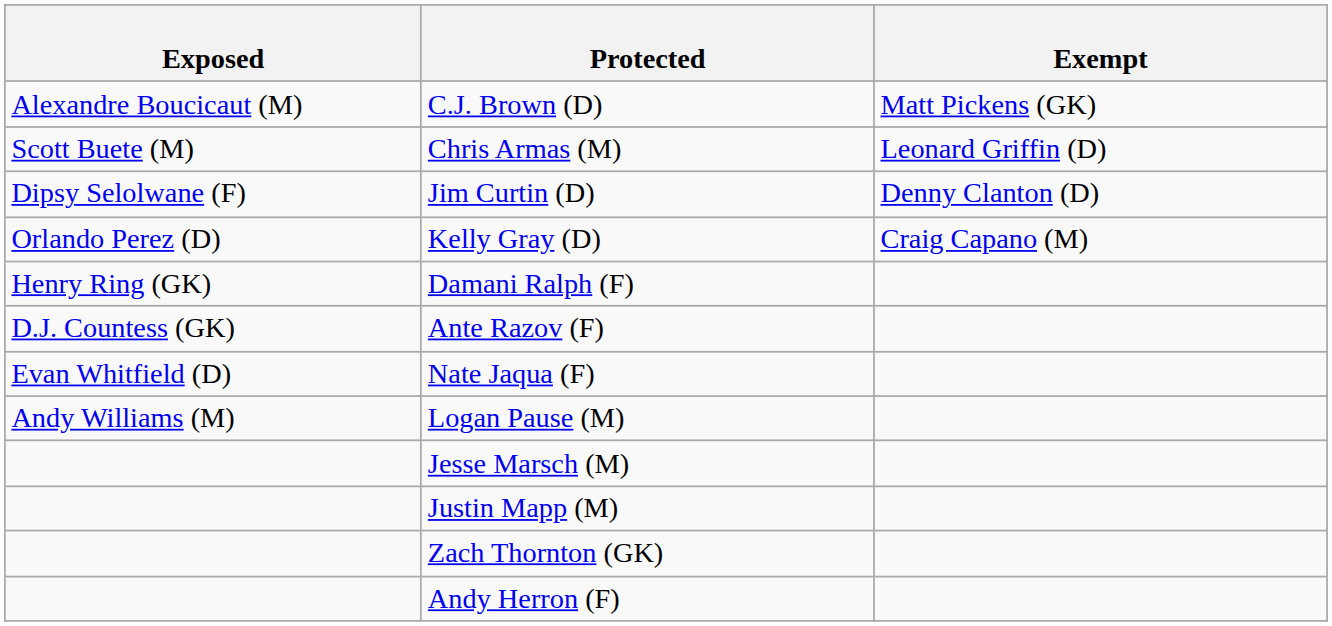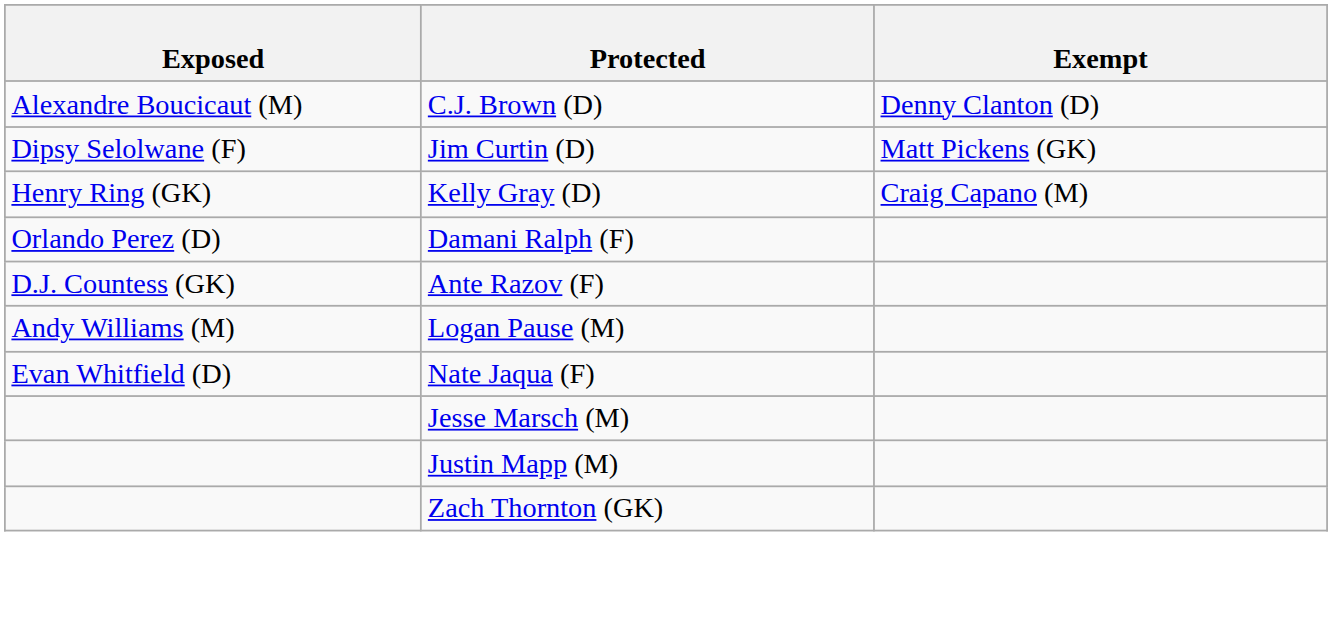(988, 103) Matt Pickens (GK) -> (990, 103) Denny Clanton (D)
- row: (525, 148)
(990, 193) Denny Clanton (D) -> (988, 148) Matt Pickens (GK)
(116, 238) Orlando Perez (D) -> (111, 193) Henry Ring (GK)
(111, 283) Henry Ring (GK) -> (116, 238) Orlando Perez (D)
rows swapped: (511, 373) <-> (526, 418)
- row: (524, 597)
